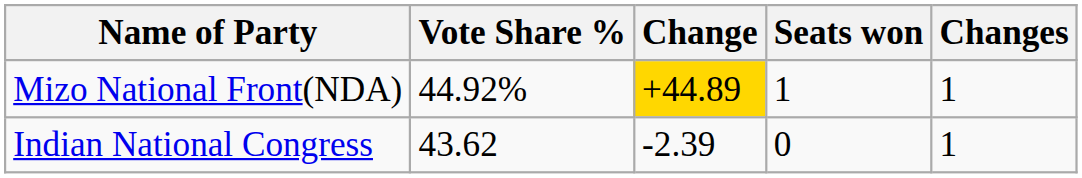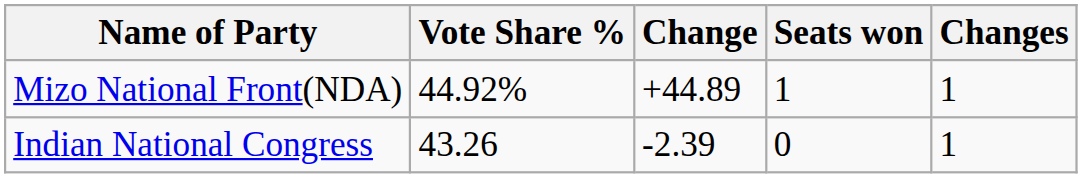(692, 88) gold background -> (692, 88) no background
(458, 144) 43.62 -> (458, 144) 43.26
